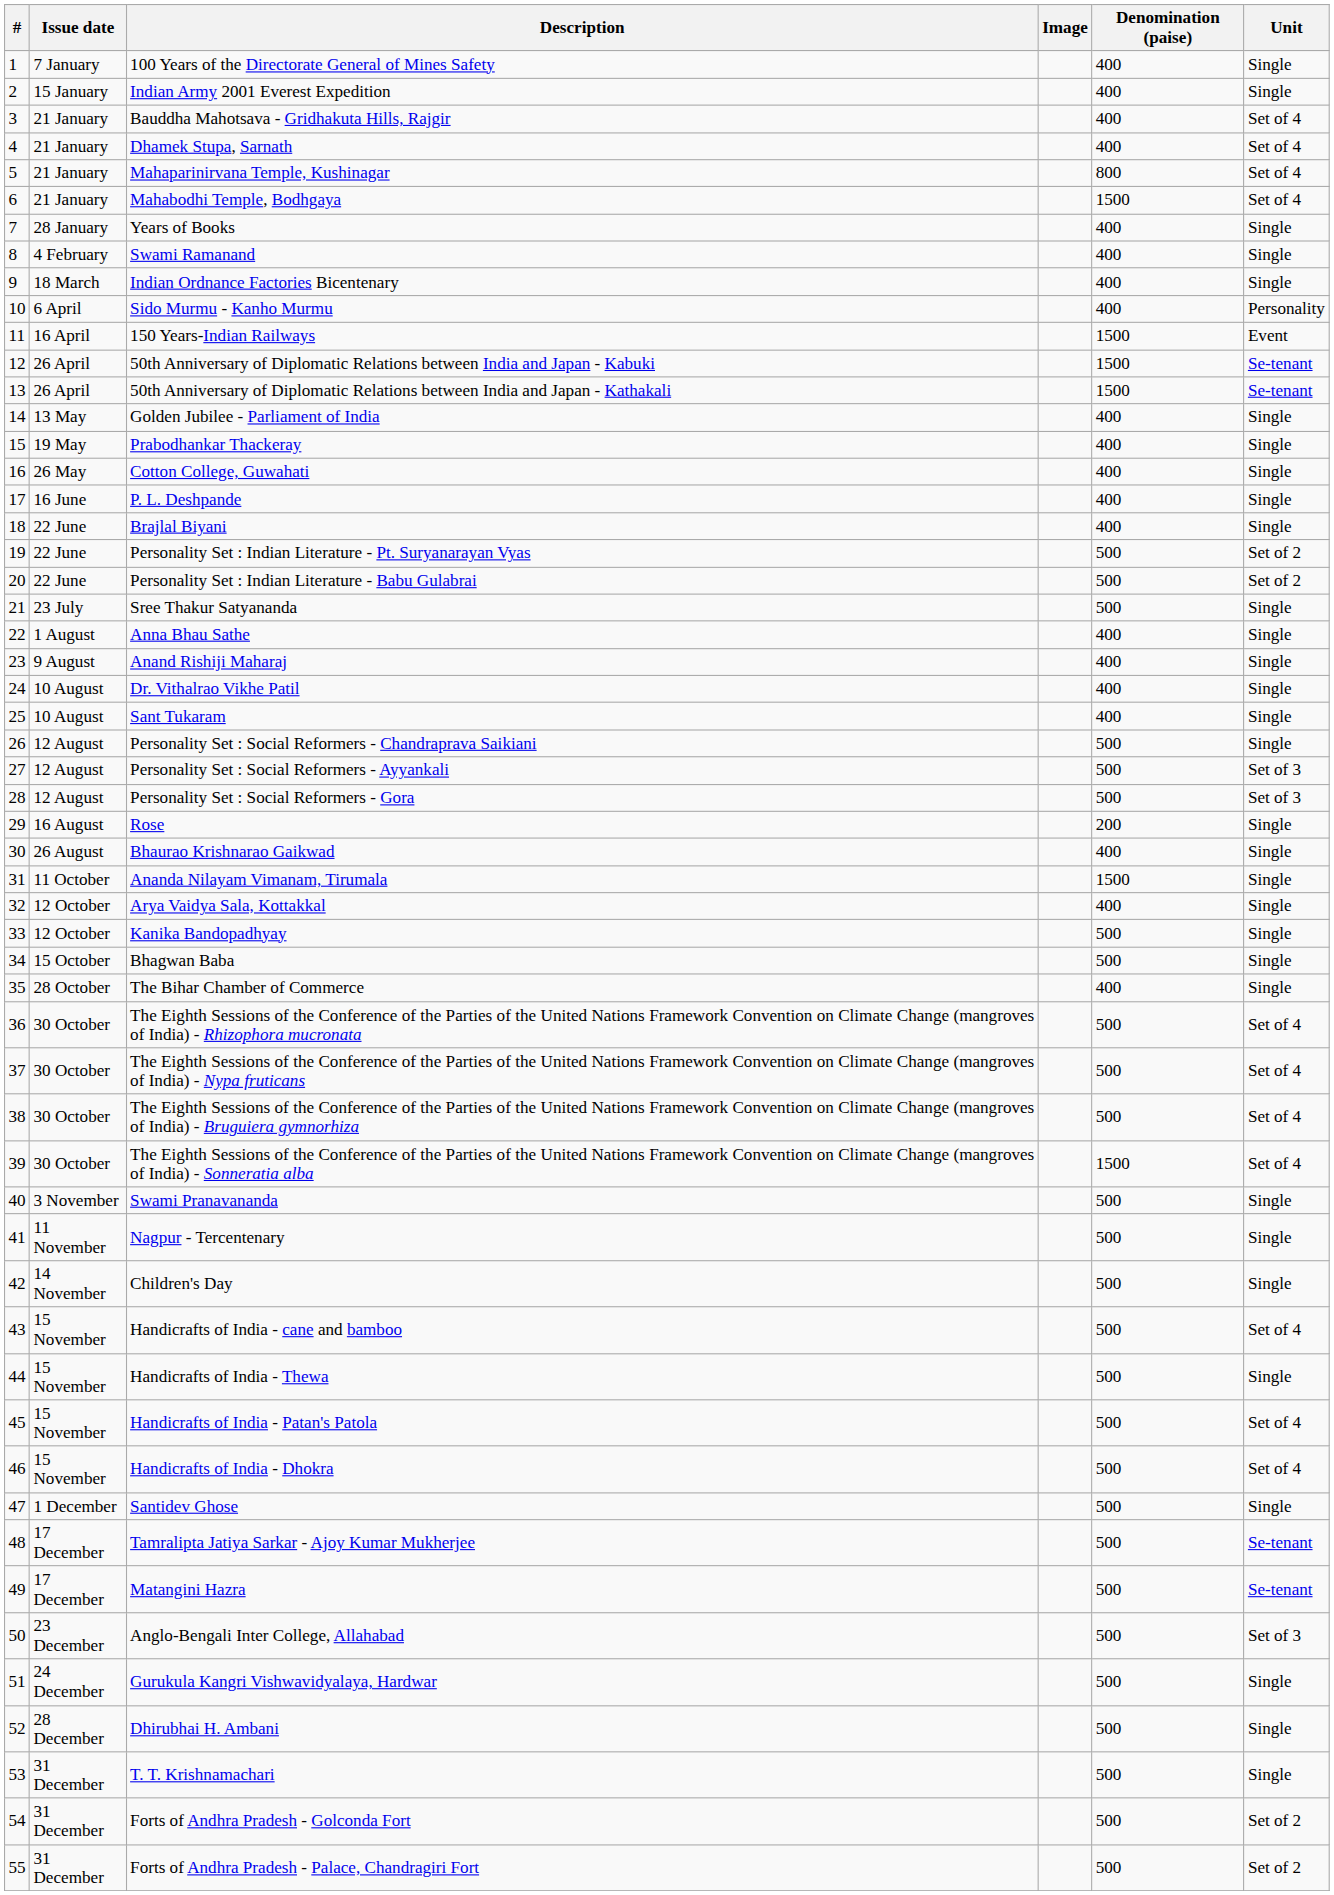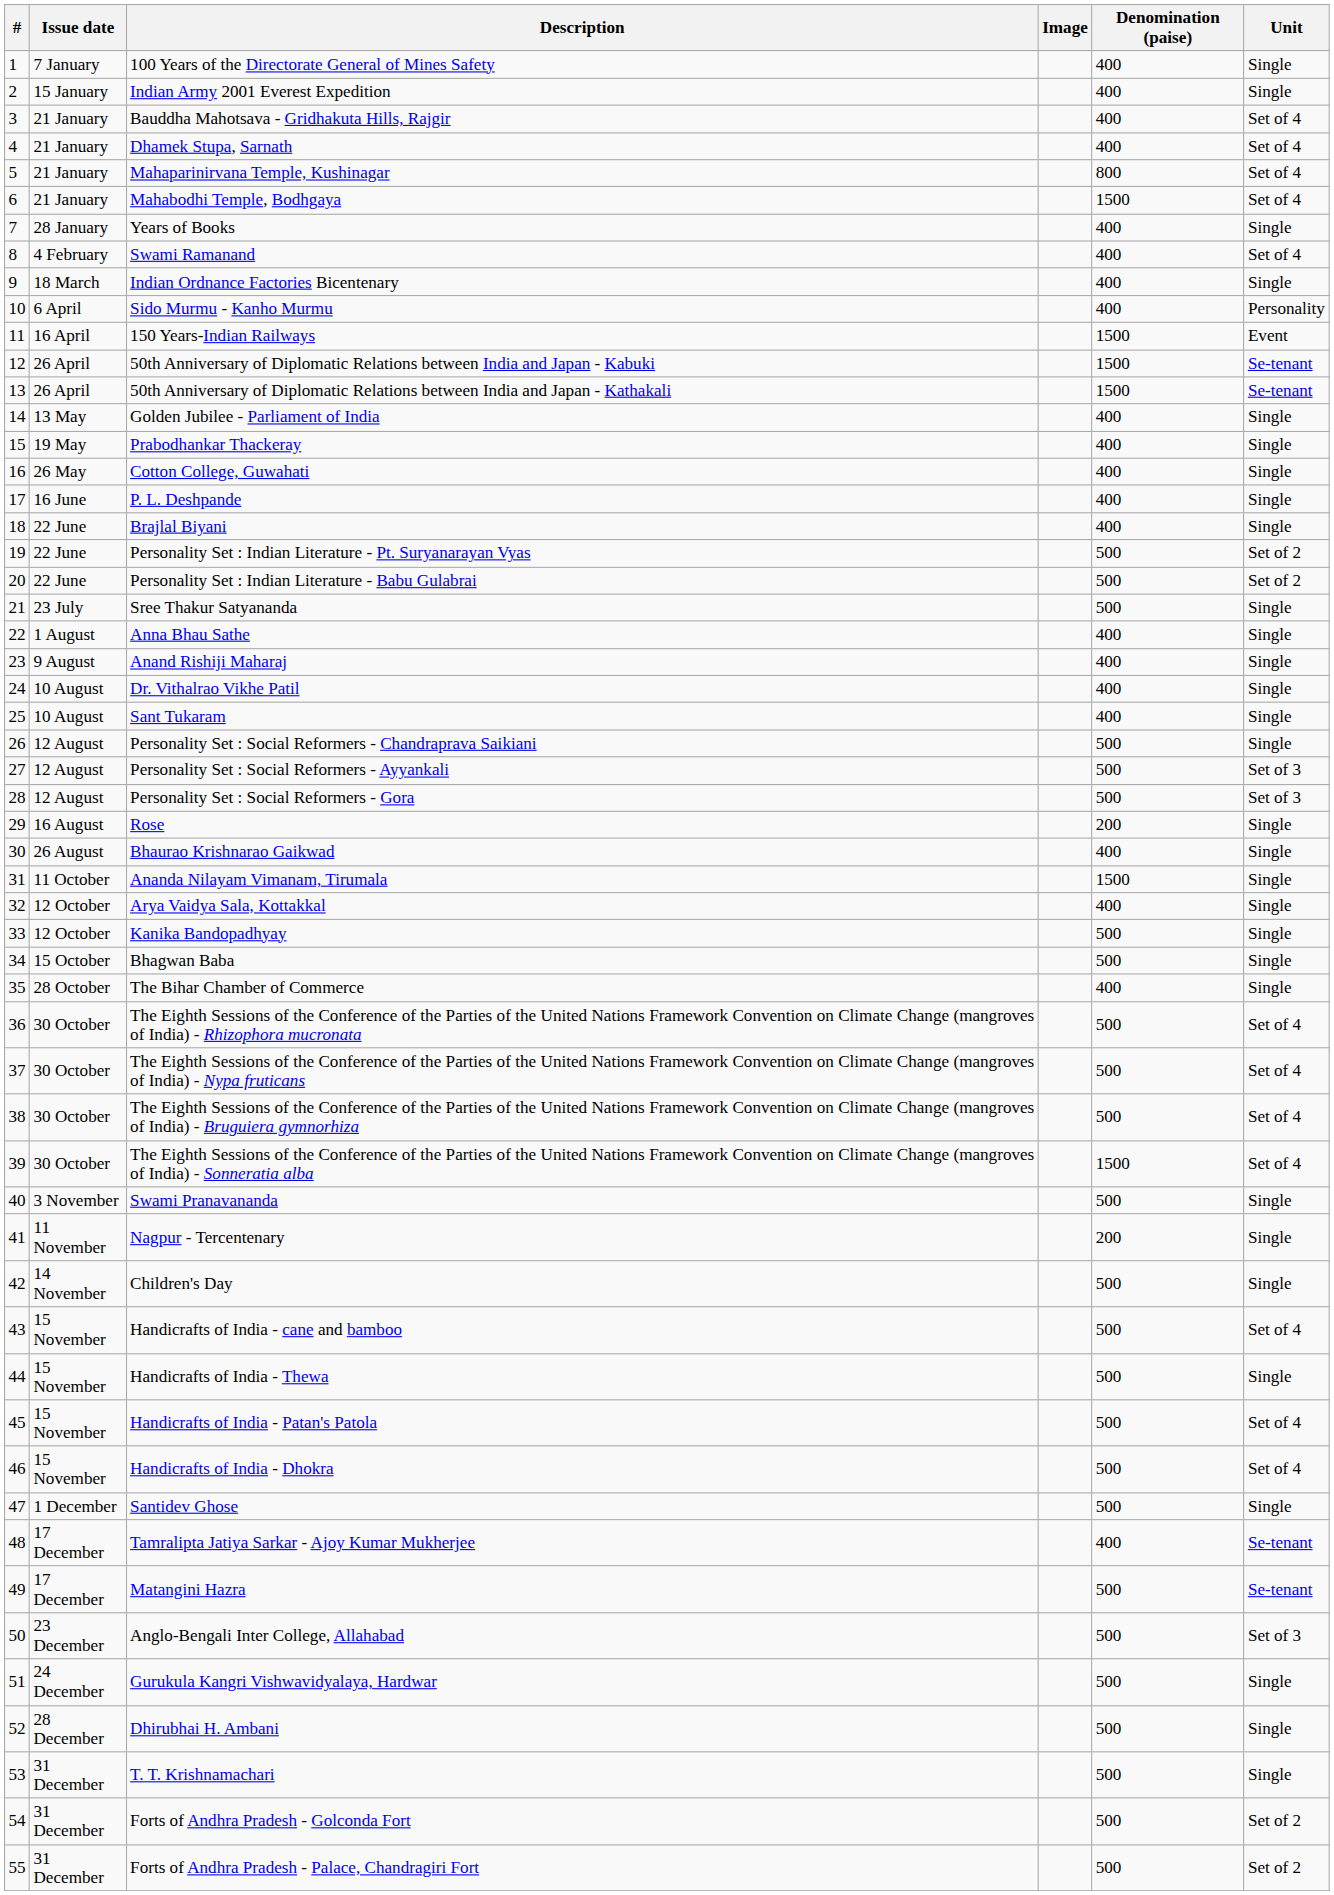(1270, 254) Single -> (1275, 254) Set of 4
(1109, 1237) 500 -> (1109, 1237) 200
(1109, 1542) 500 -> (1109, 1542) 400
